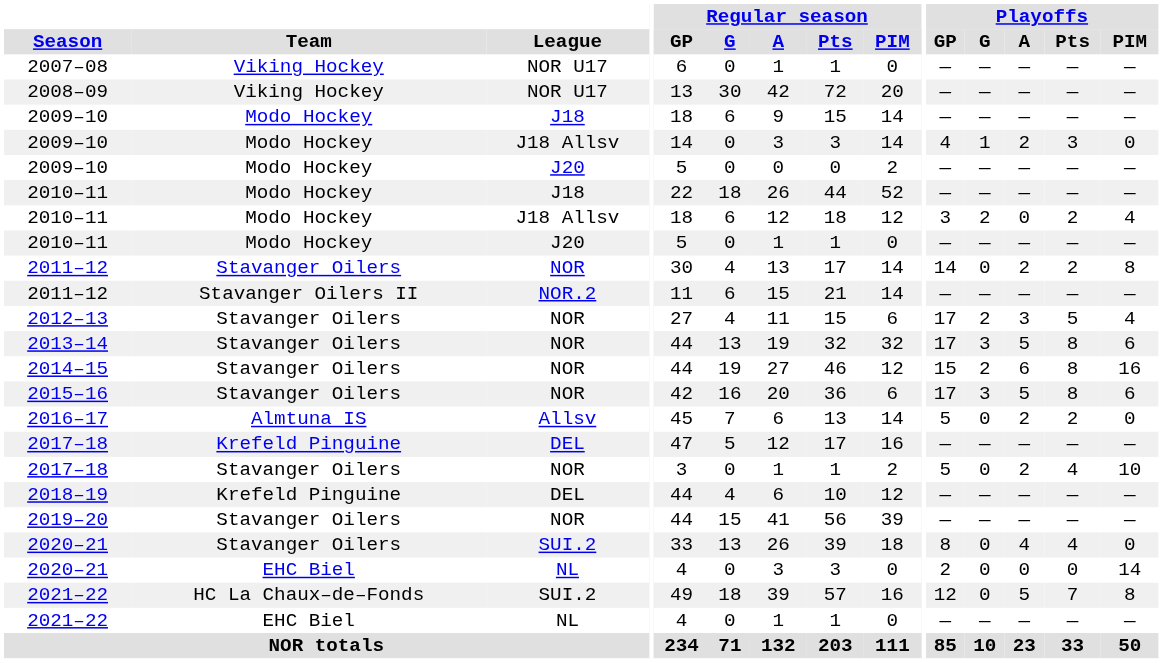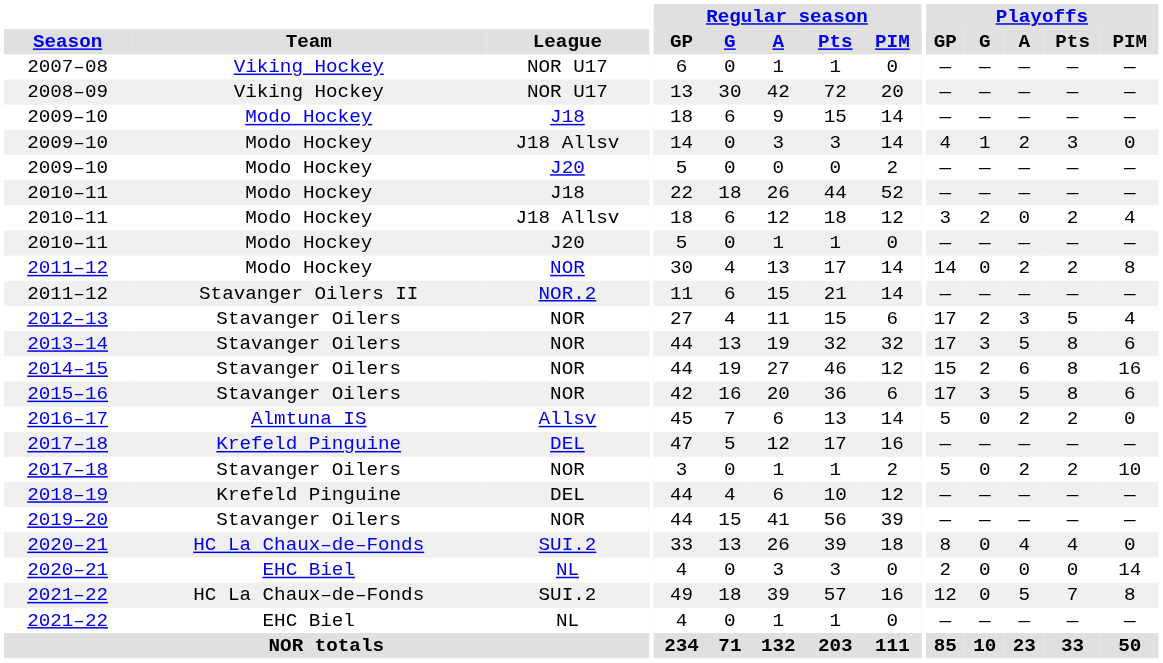(309, 268) Stavanger Oilers -> (309, 268) Modo Hockey
(1073, 469) 4 -> (1073, 469) 2
(309, 545) Stavanger Oilers -> (309, 545) HC La Chaux–de–Fonds
